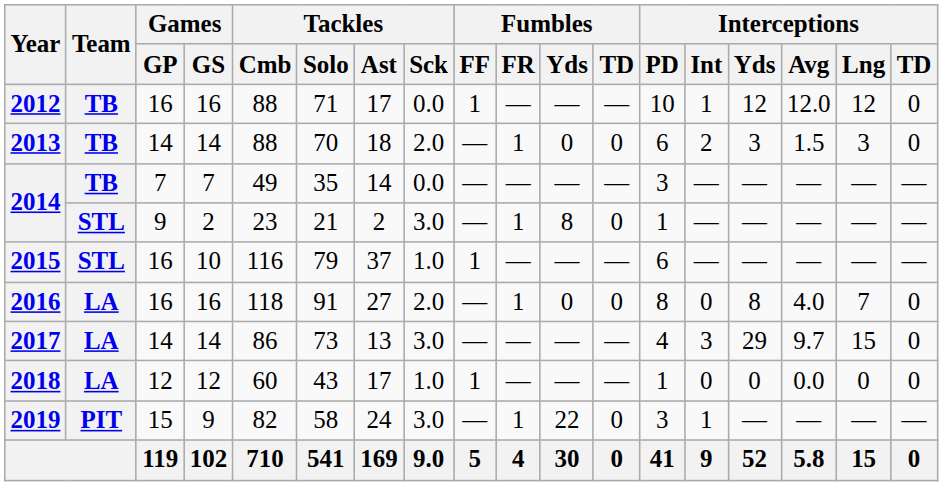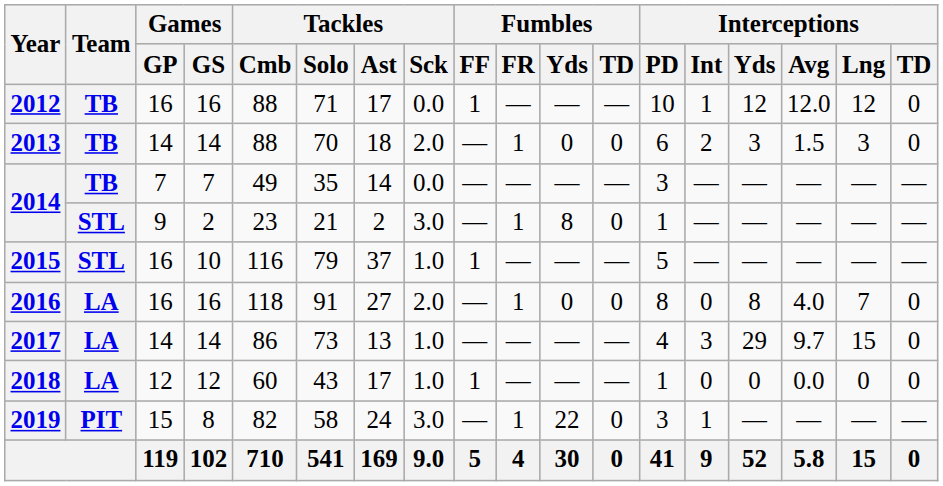(662, 261) 6 -> (662, 261) 5
(429, 340) 3.0 -> (429, 340) 1.0
(208, 420) 9 -> (208, 420) 8
